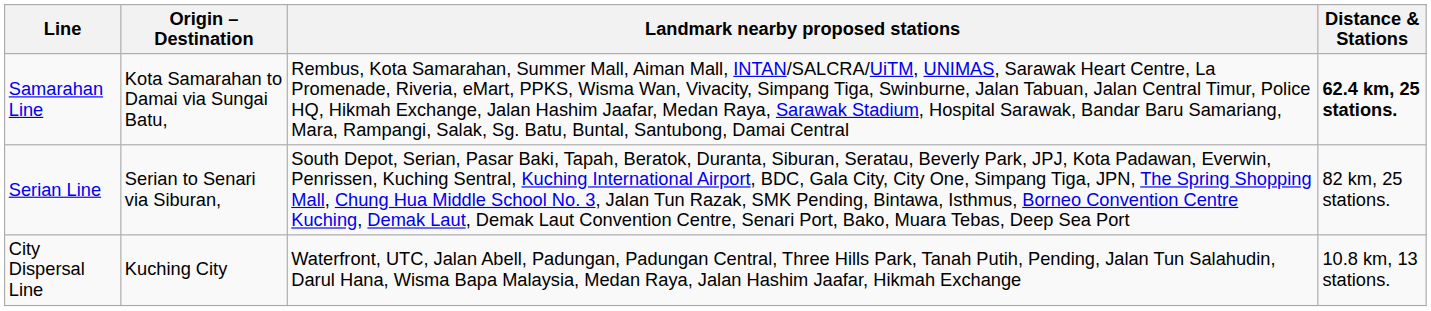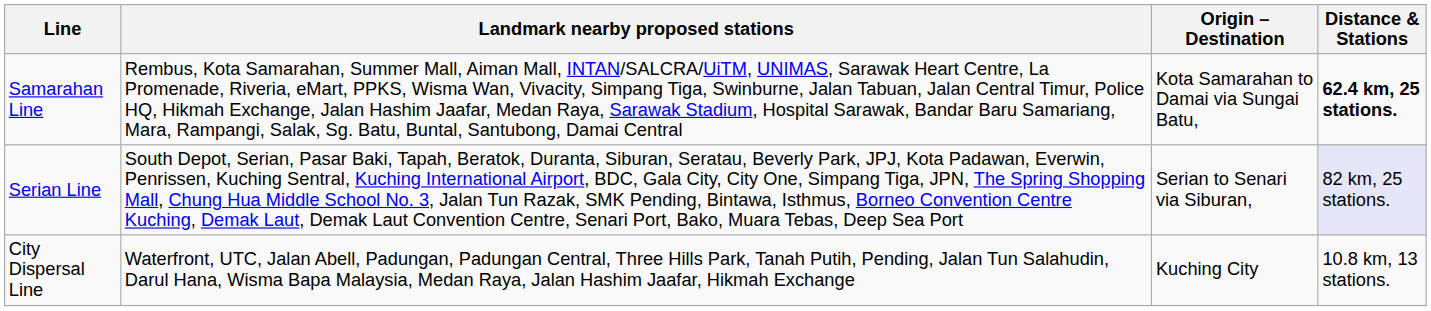columns swapped: (204, 29) <-> (803, 29)
(1362, 189) no background -> (1362, 189) lavender background
